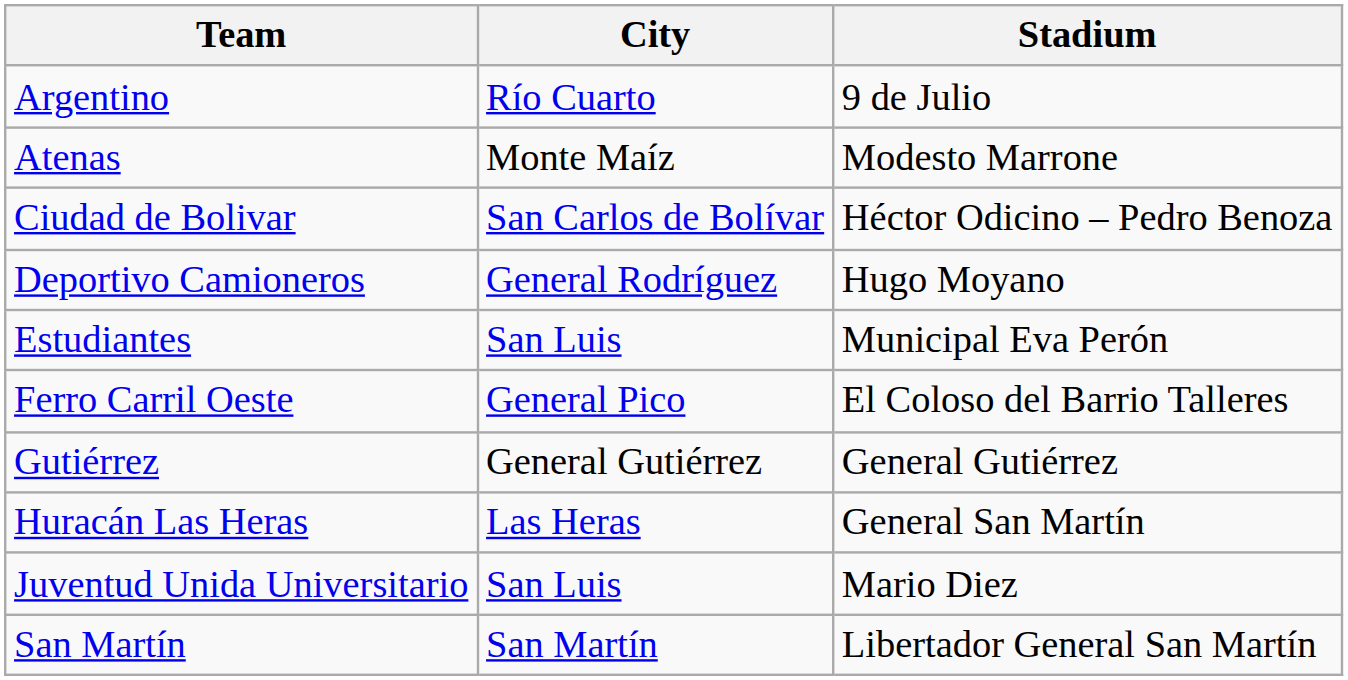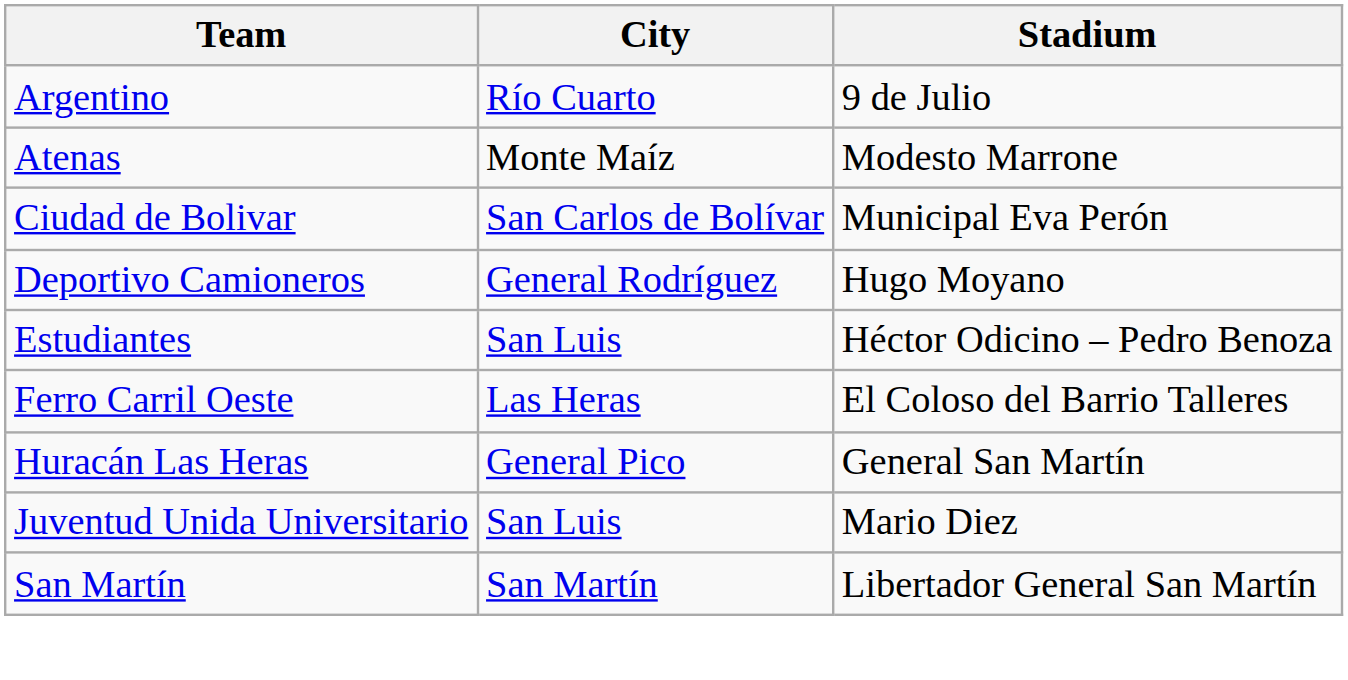(1087, 217) Héctor Odicino – Pedro Benoza -> (1005, 217) Municipal Eva Perón
(1005, 339) Municipal Eva Perón -> (1087, 339) Héctor Odicino – Pedro Benoza
(586, 400) General Pico -> (563, 400) Las Heras
- row: (87, 461)
(563, 522) Las Heras -> (586, 461) General Pico
